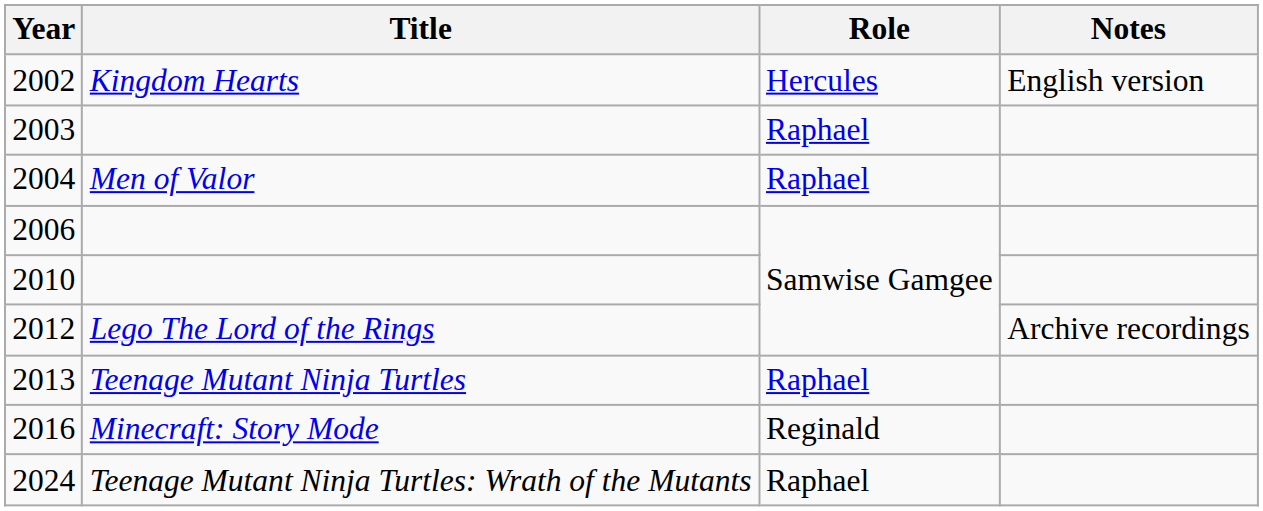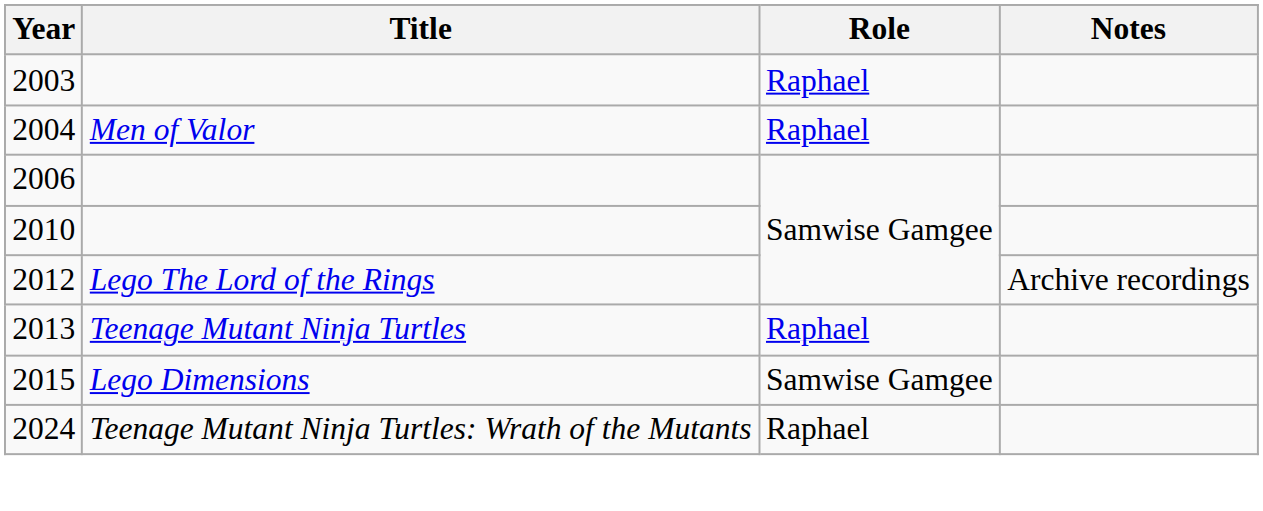- row: (44, 79)
+ row: (44, 379)
- row: (44, 429)
